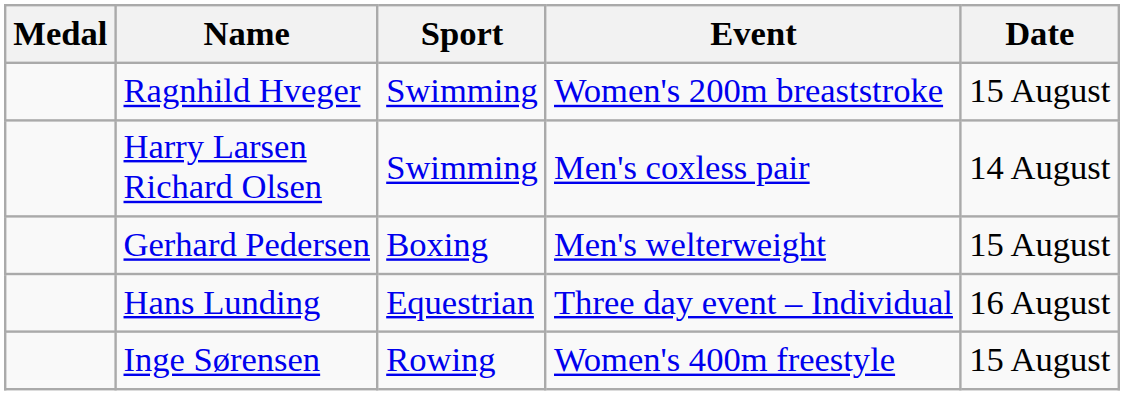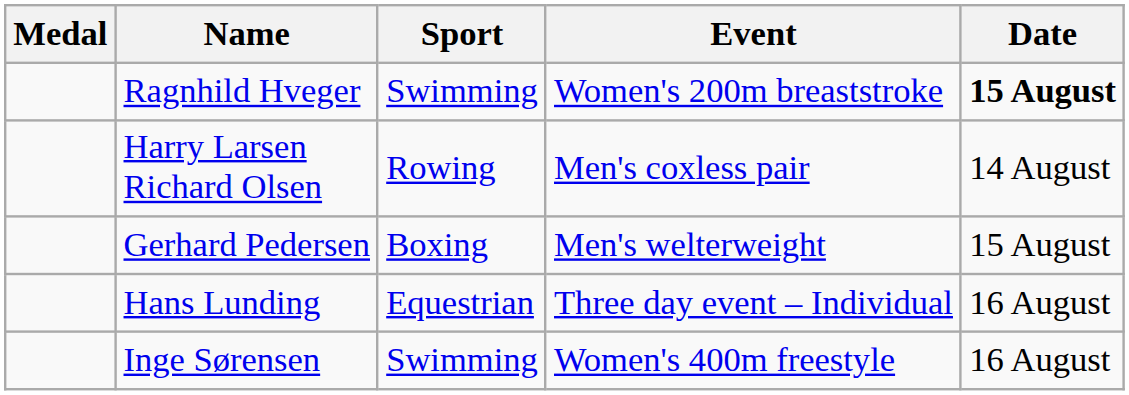(1040, 90) normal -> (1043, 90) bold
(462, 167) Swimming -> (441, 167) Rowing
(441, 359) Rowing -> (462, 359) Swimming
(1040, 359) 15 August -> (1040, 359) 16 August
